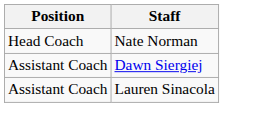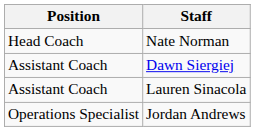+ row: (196, 114)
